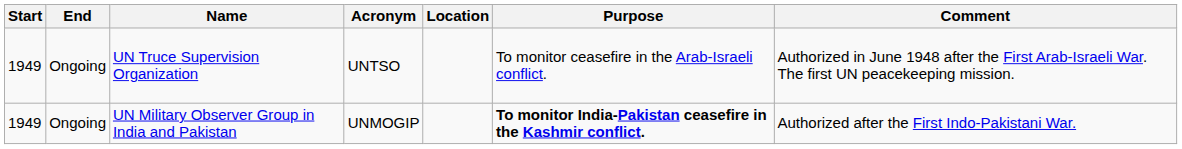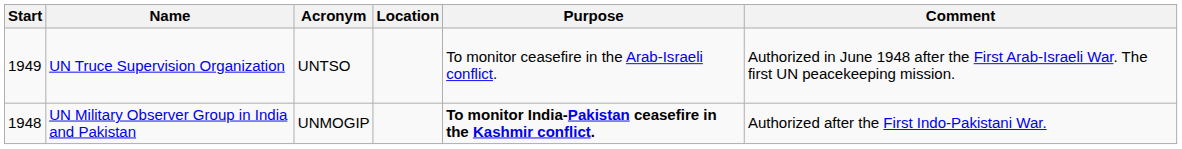- column: (78, 16)
(25, 123) 1949 -> (25, 123) 1948
